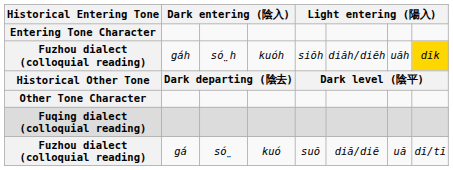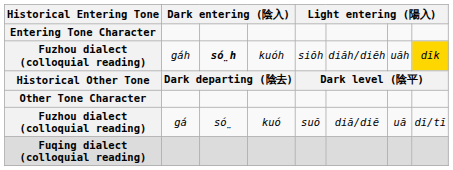(223, 56) normal -> (223, 56) bold
rows swapped: (83, 151) <-> (83, 122)
